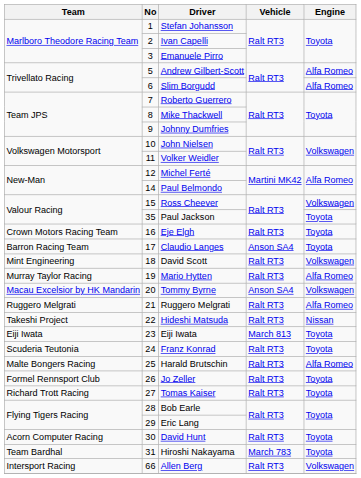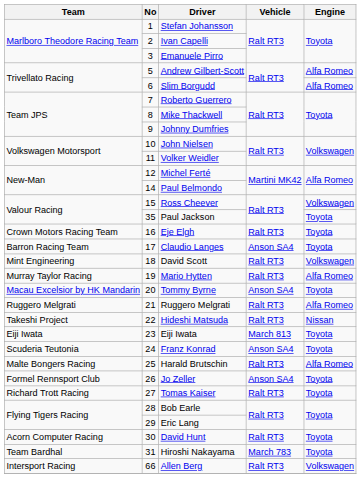(330, 290) Volkswagen -> (319, 290) Toyota
(266, 349) Ralt RT3 -> (271, 349) Anson SA4
(266, 378) Ralt RT3 -> (271, 378) Anson SA4
